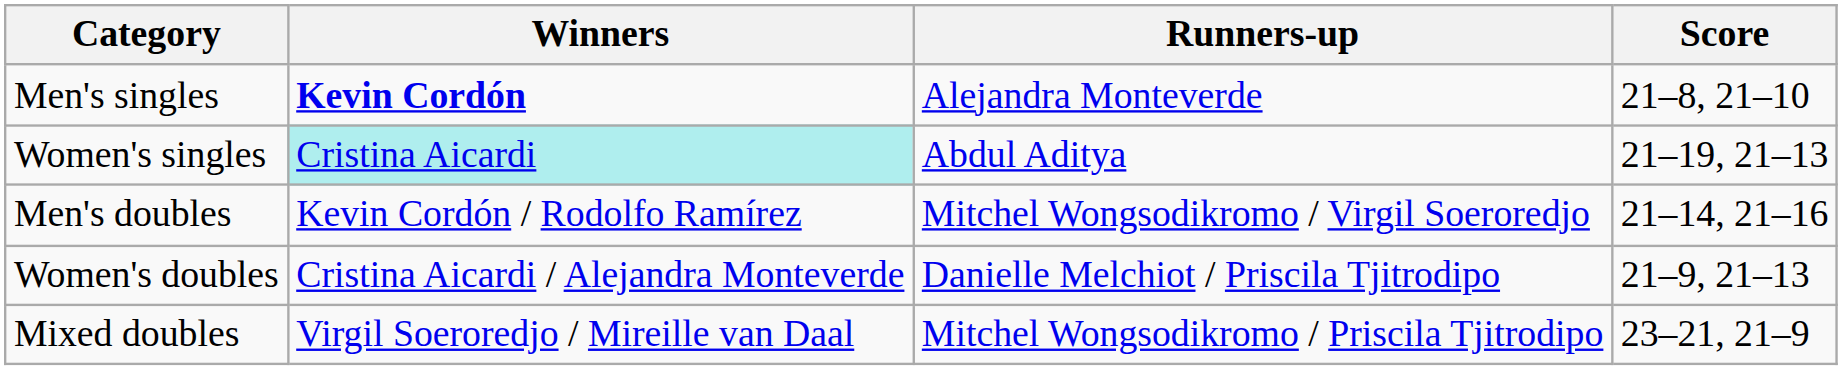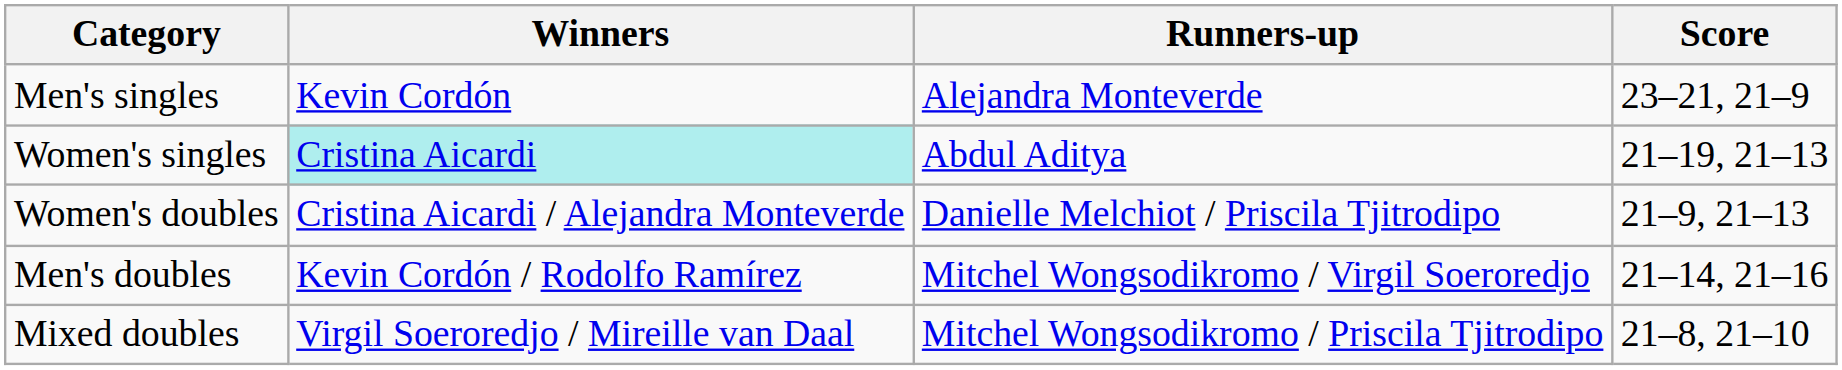(411, 94) bold -> (404, 94) normal
(1715, 94) 21–8, 21–10 -> (1715, 94) 23–21, 21–9
rows swapped: (123, 214) <-> (146, 273)
(1715, 333) 23–21, 21–9 -> (1715, 333) 21–8, 21–10
